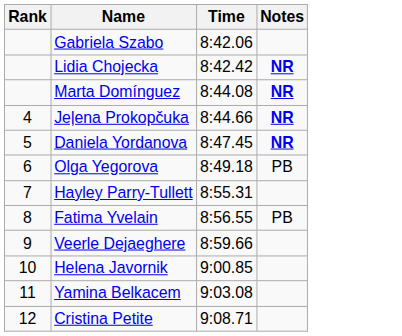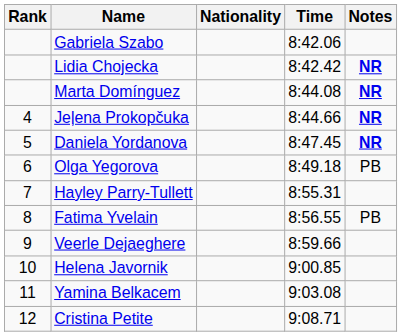+ column: (240, 17)
